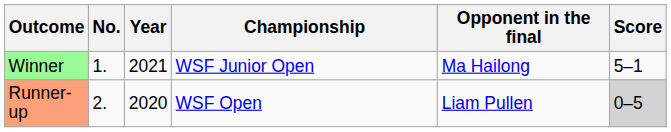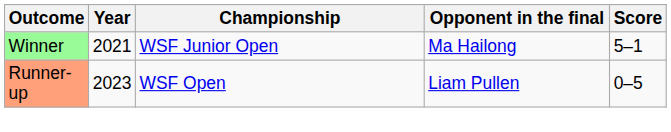- column: (107, 28)
(148, 103) 2020 -> (112, 83) 2023
(628, 103) lightgrey background -> (628, 83) no background
